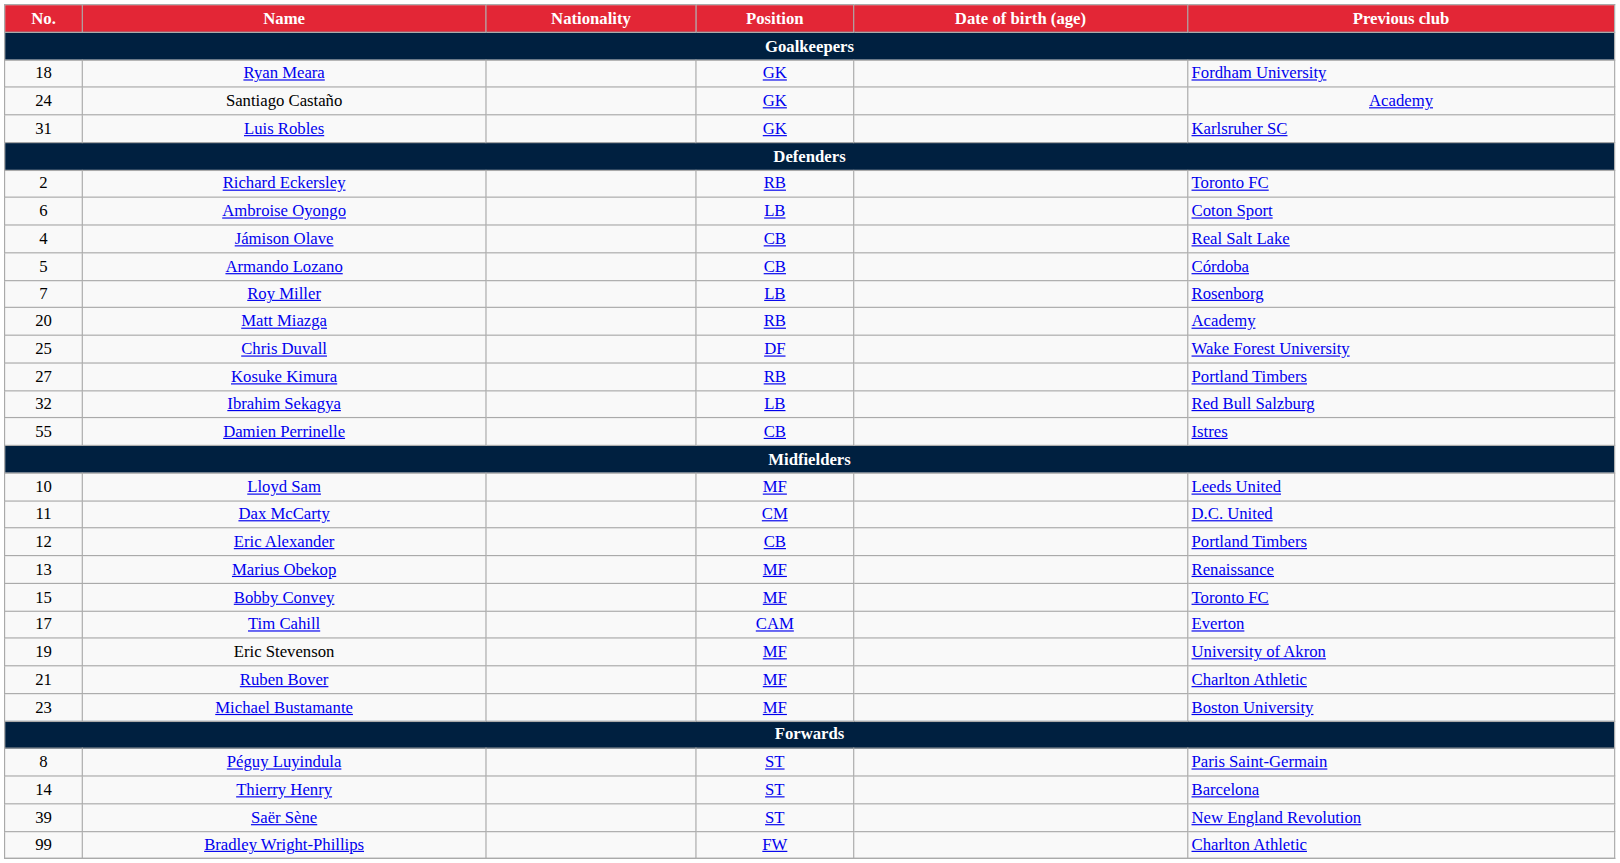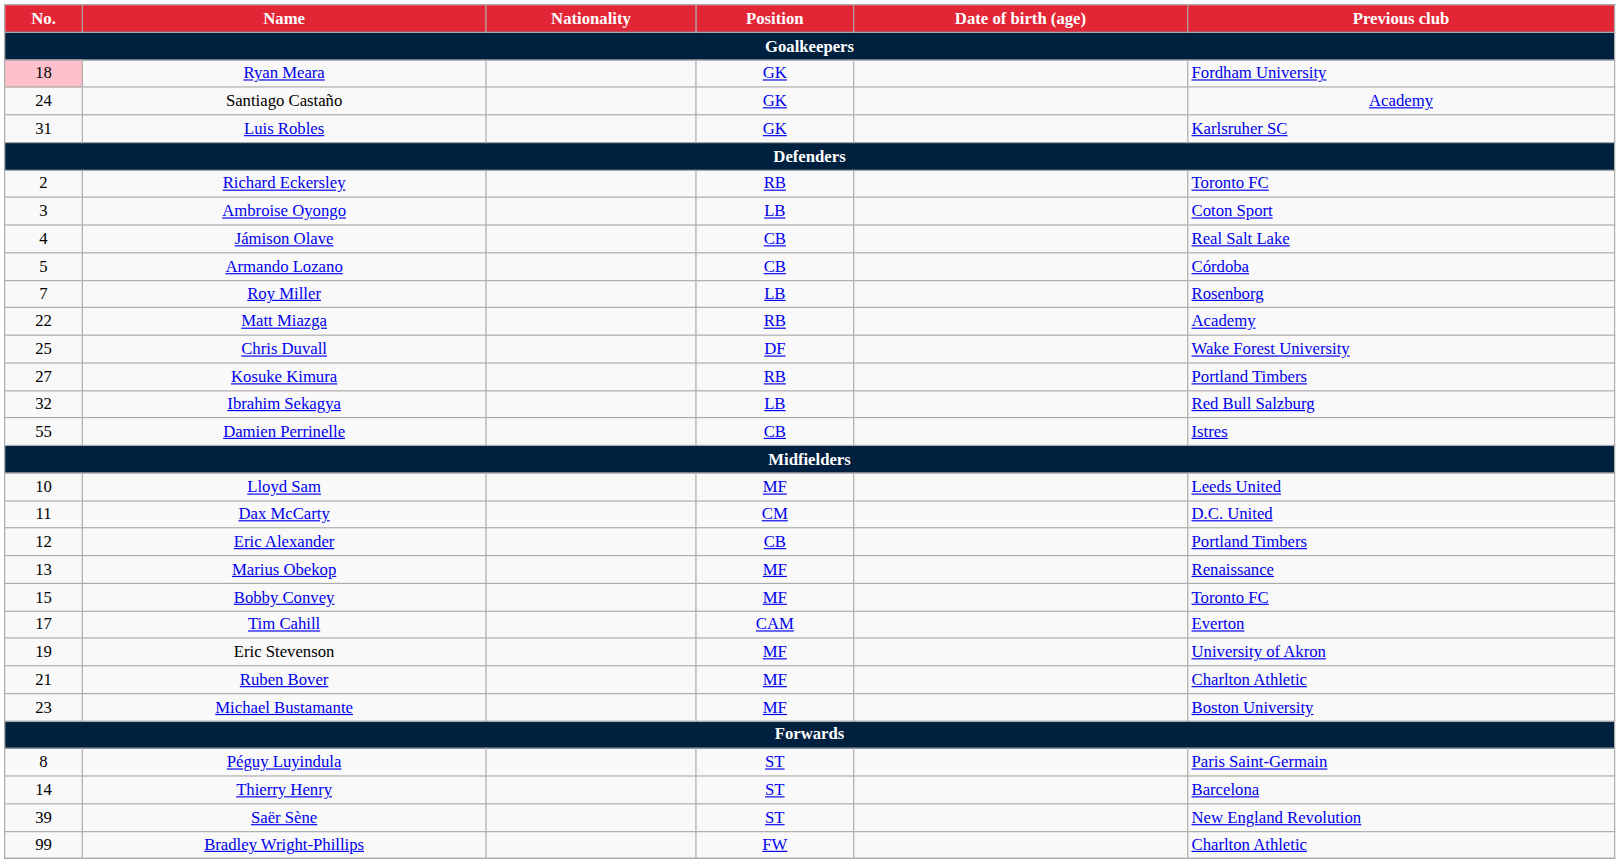(44, 73) no background -> (44, 73) pink background
(44, 211) 6 -> (44, 211) 3
(44, 321) 20 -> (44, 321) 22
